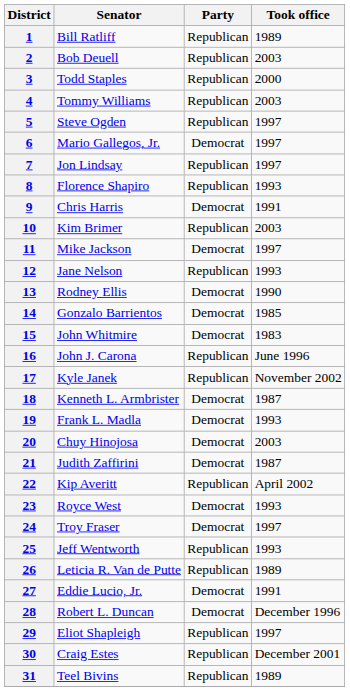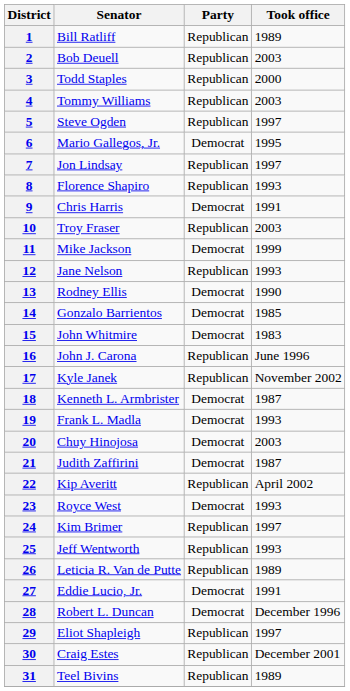(268, 143) 1997 -> (268, 143) 1995
(90, 228) Kim Brimer -> (88, 228) Troy Fraser
(268, 249) 1997 -> (268, 249) 1999
(88, 526) Troy Fraser -> (90, 526) Kim Brimer
(218, 526) Democrat -> (218, 526) Republican
